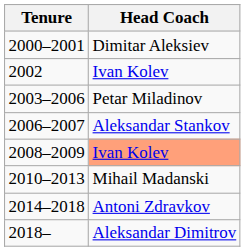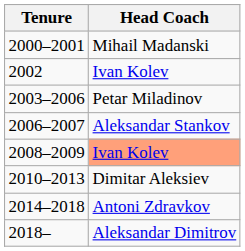(151, 44) Dimitar Aleksiev -> (151, 44) Mihail Madanski
(151, 179) Mihail Madanski -> (151, 179) Dimitar Aleksiev
